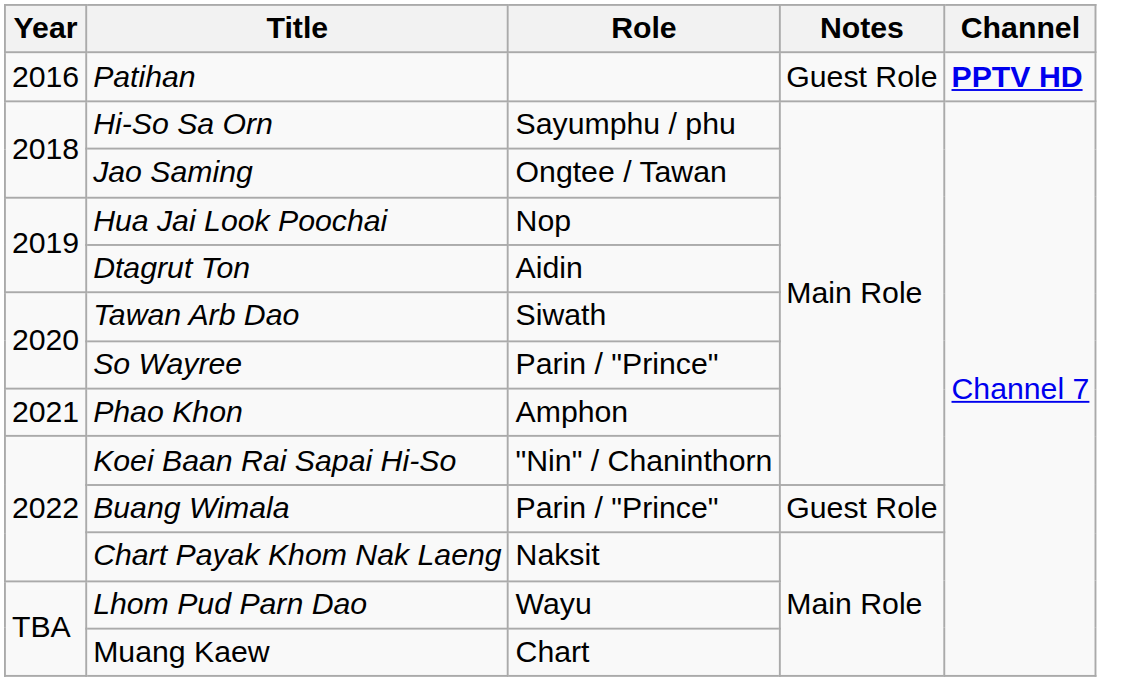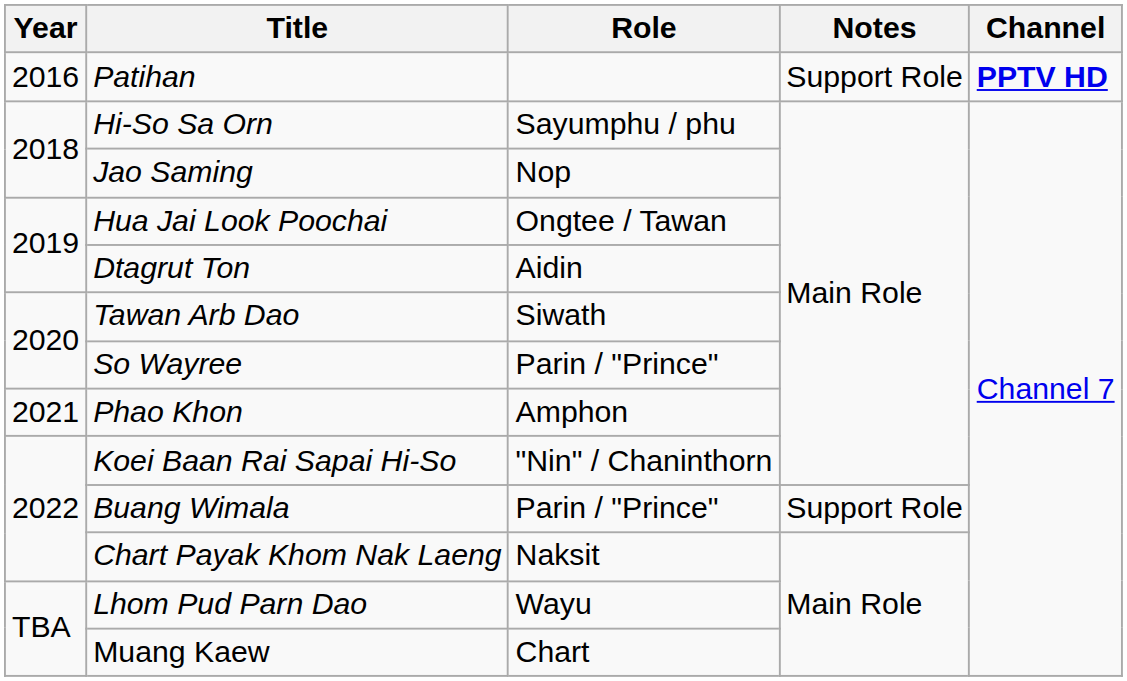(862, 76) Guest Role -> (875, 76) Support Role
(621, 172) Ongtee / Tawan -> (543, 172) Nop
(543, 220) Nop -> (621, 220) Ongtee / Tawan
(862, 508) Guest Role -> (875, 508) Support Role
